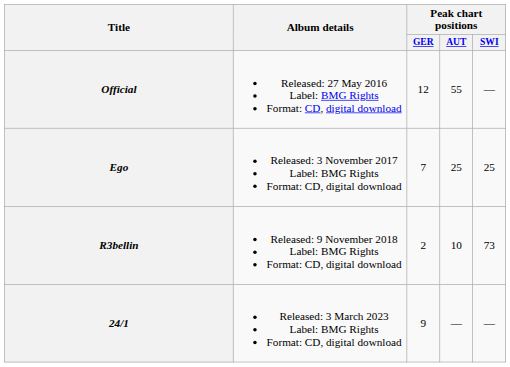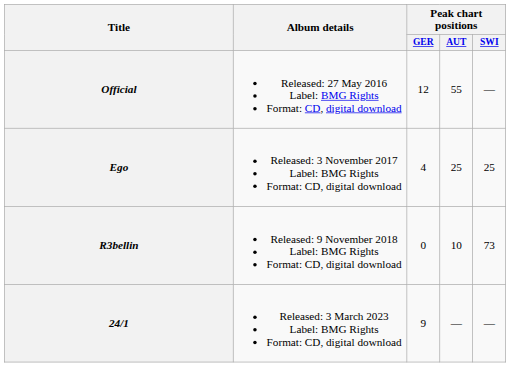(423, 167) 7 -> (423, 167) 4
(423, 245) 2 -> (423, 245) 0
